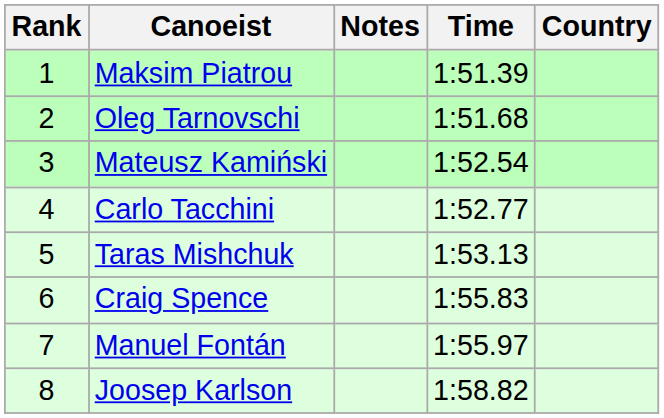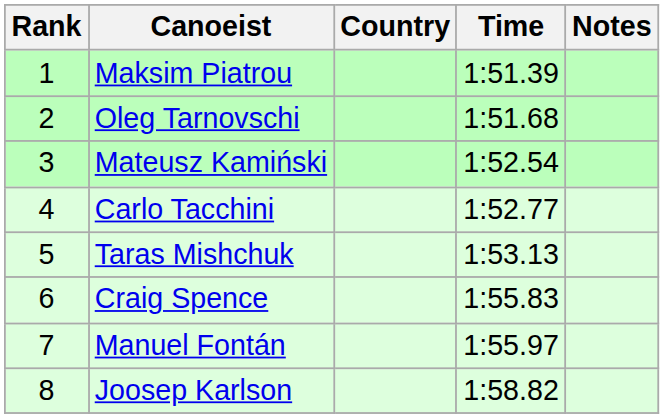columns swapped: (597, 27) <-> (380, 27)
